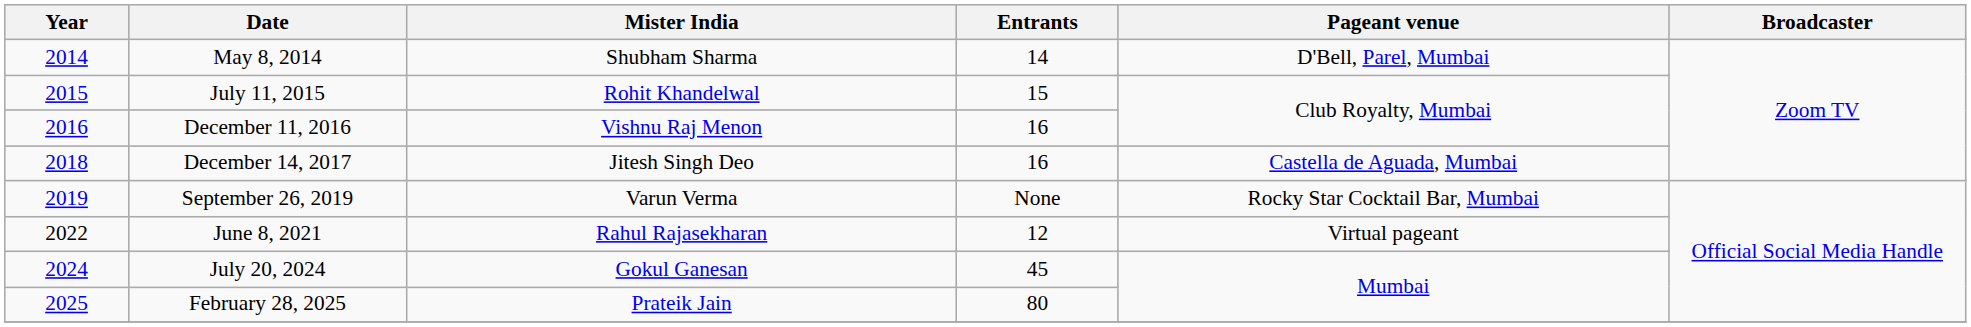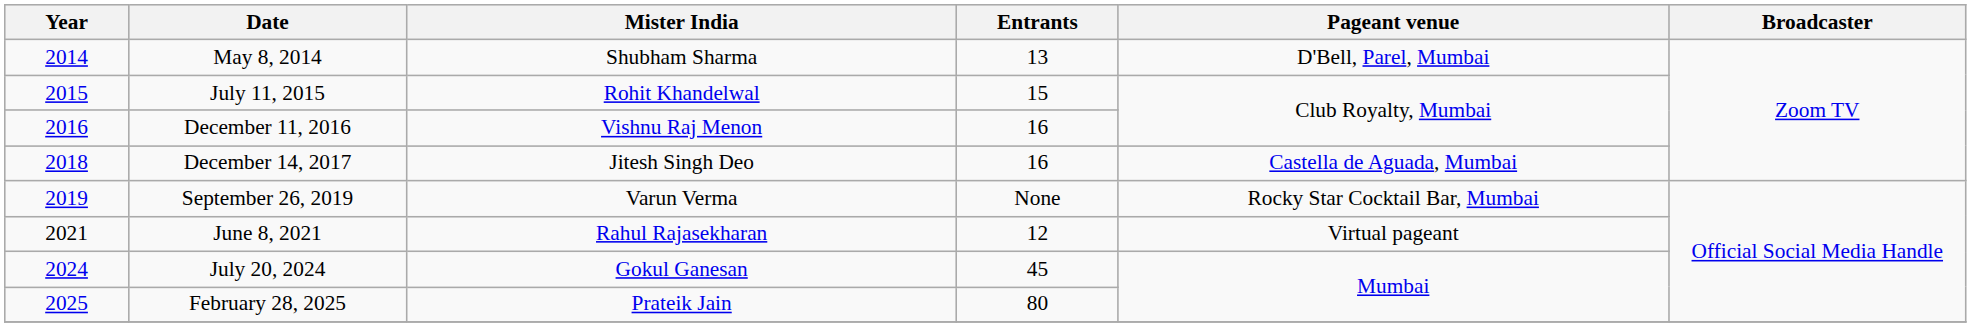(1037, 56) 14 -> (1037, 56) 13
(67, 233) 2022 -> (67, 233) 2021
